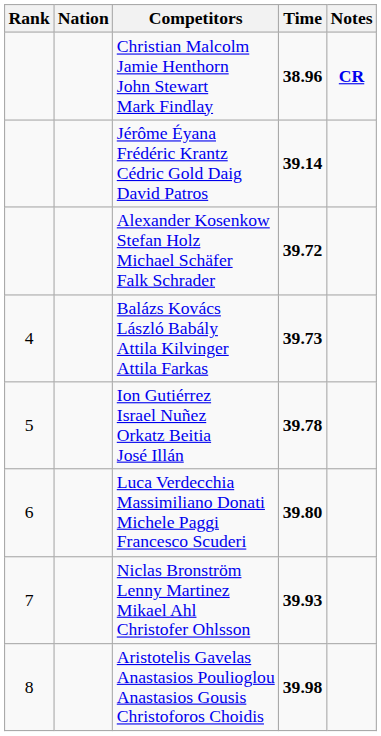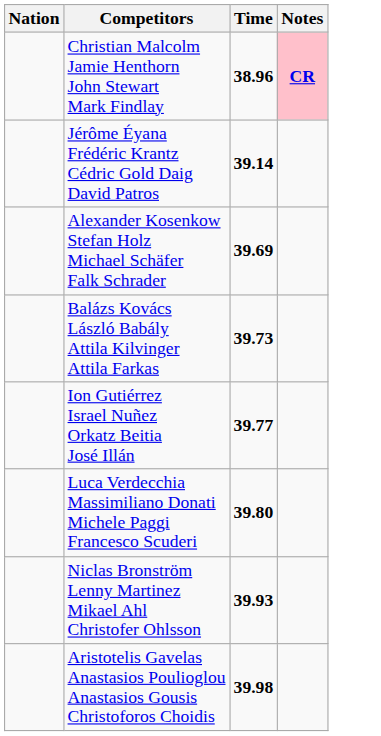- column: (29, 18)
(352, 76) no background -> (302, 76) pink background
(303, 250) 39.72 -> (253, 250) 39.69
(303, 425) 39.78 -> (253, 425) 39.77
